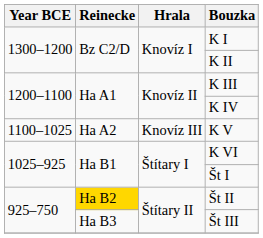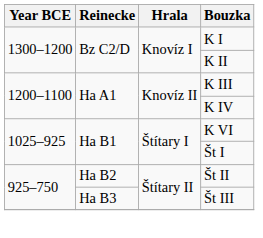- row: (221, 130)
(98, 198) gold background -> (98, 175) no background
